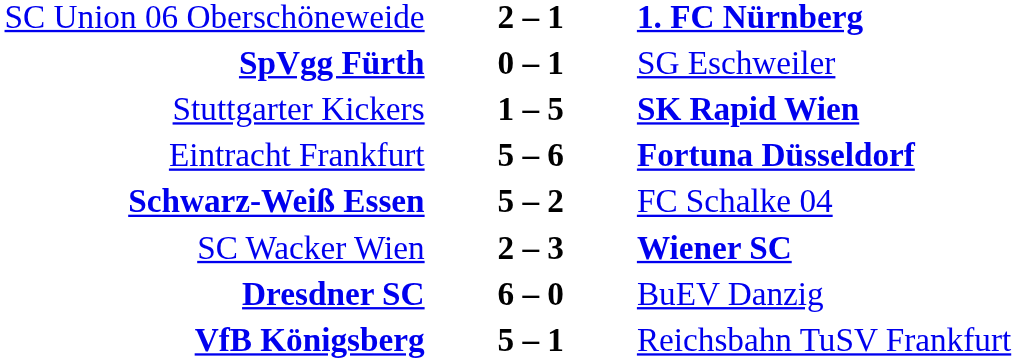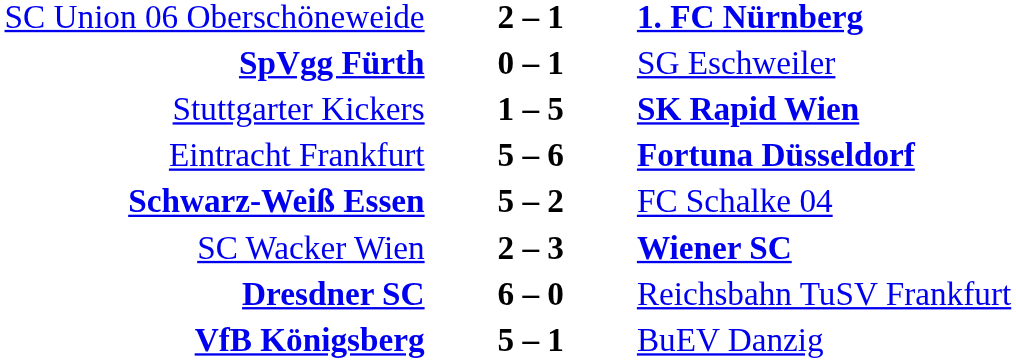(730, 293) BuEV Danzig -> (824, 293) Reichsbahn TuSV Frankfurt
(824, 339) Reichsbahn TuSV Frankfurt -> (730, 339) BuEV Danzig
